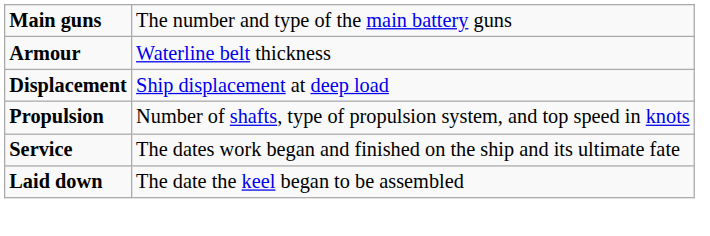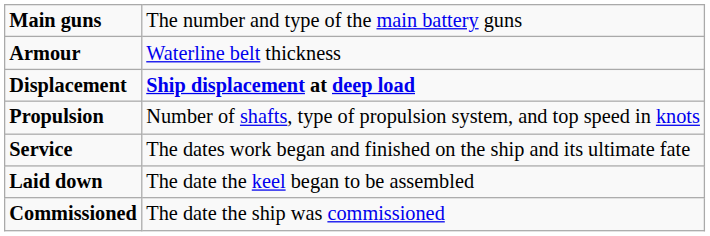(262, 85) normal -> (281, 85) bold
+ row: (73, 213)
